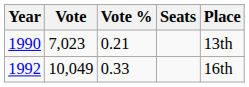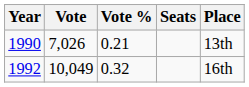(67, 43) 7,023 -> (67, 43) 7,026
(115, 69) 0.33 -> (115, 69) 0.32
